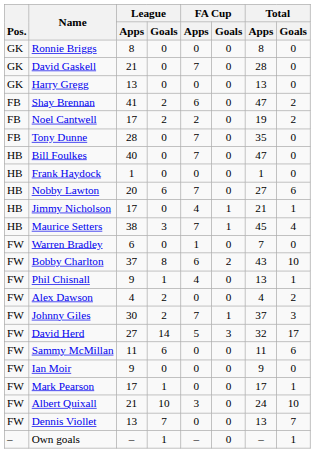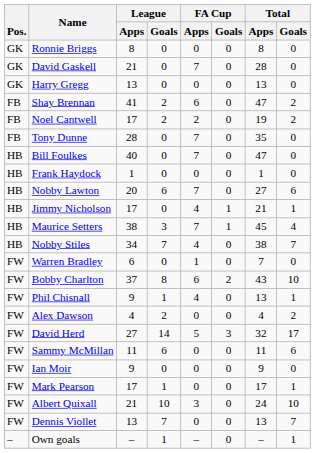+ row: (61, 244)
- row: (61, 315)
